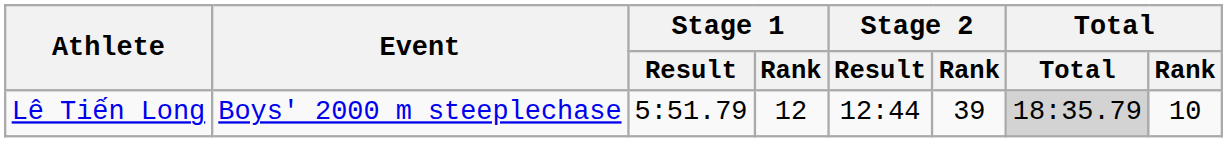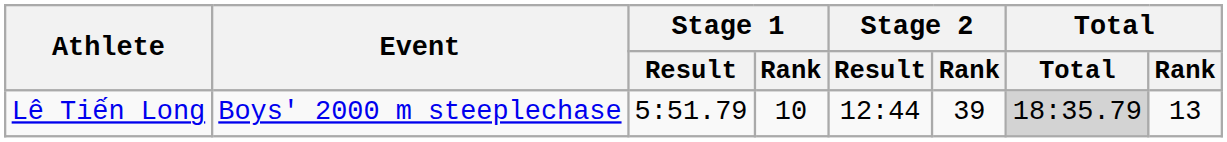(791, 113) 12 -> (791, 113) 10
(1185, 113) 10 -> (1185, 113) 13
